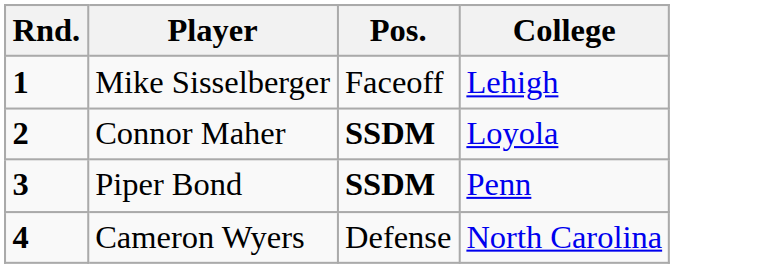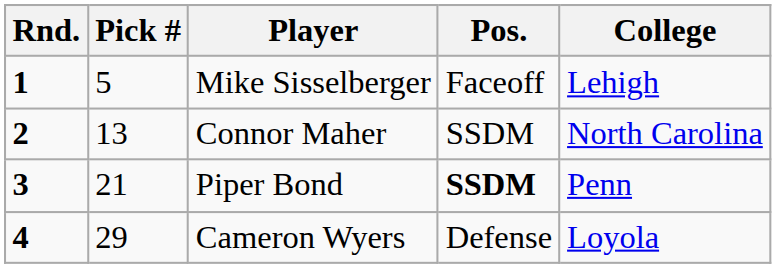+ column: (138, 30)
(390, 133) bold -> (490, 133) normal
(512, 133) Loyola -> (665, 133) North Carolina
(564, 236) North Carolina -> (613, 236) Loyola
